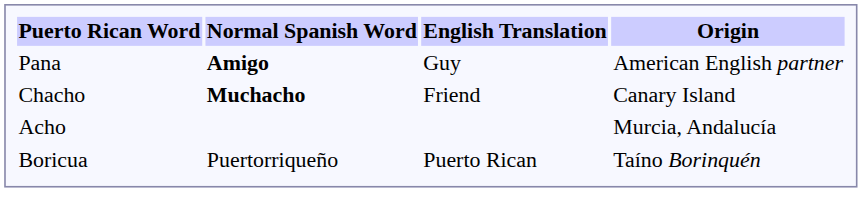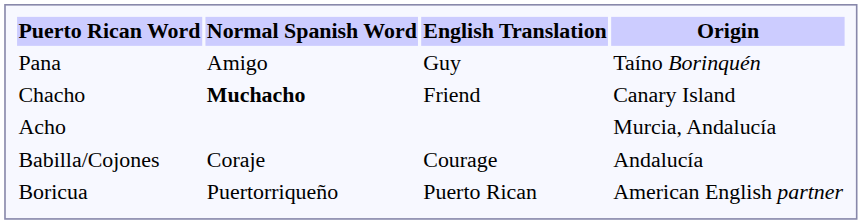(238, 63) bold -> (237, 63) normal
(728, 63) American English partner -> (687, 63) Taíno Borinquén
+ row: (89, 159)
(687, 159) Taíno Borinquén -> (728, 192) American English partner
